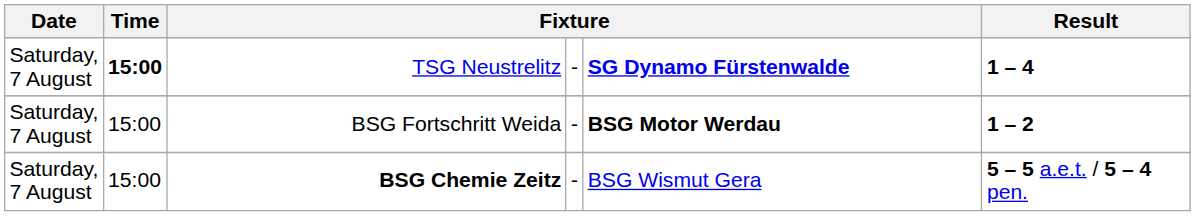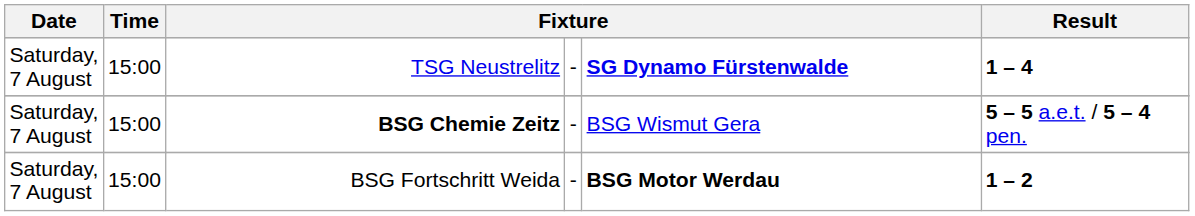(135, 66) bold -> (135, 66) normal
rows swapped: (470, 181) <-> (456, 123)
